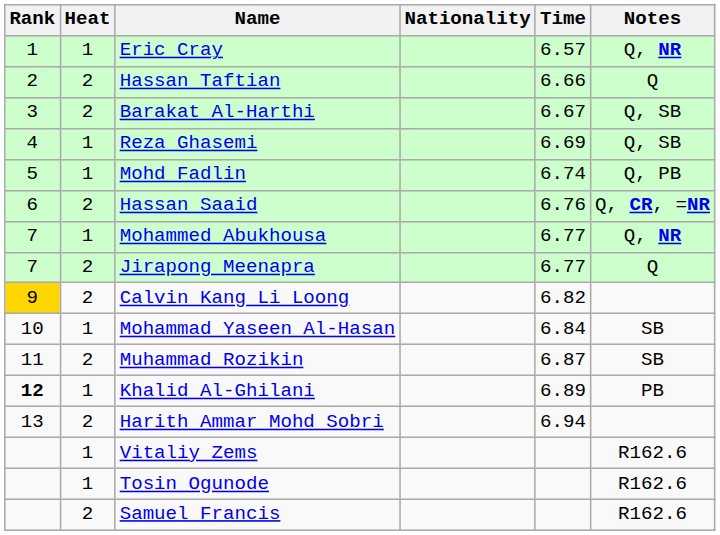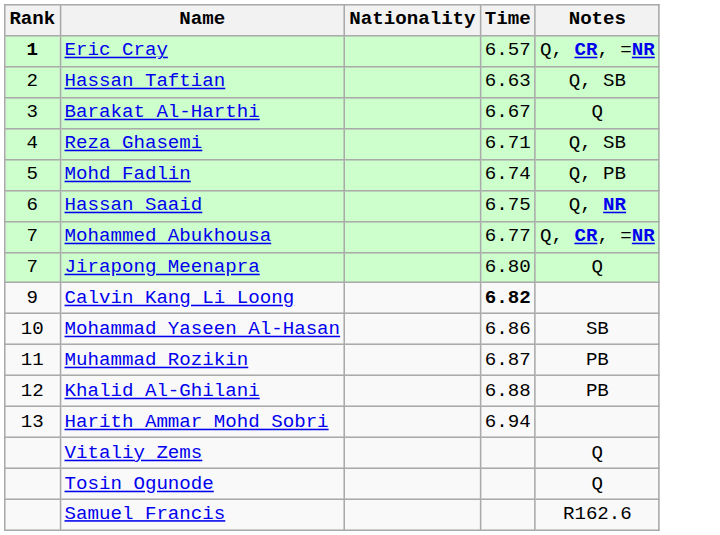- column: (87, 21)
(32, 51) normal -> (32, 51) bold
(653, 51) Q, NR -> (597, 51) Q, CR, =NR
(563, 82) 6.66 -> (508, 82) 6.63
(653, 82) Q -> (597, 82) Q, SB
(653, 113) Q, SB -> (597, 113) Q
(563, 144) 6.69 -> (508, 144) 6.71
(563, 206) 6.76 -> (508, 206) 6.75
(653, 206) Q, CR, =NR -> (597, 206) Q, NR
(653, 237) Q, NR -> (597, 237) Q, CR, =NR
(563, 268) 6.77 -> (508, 268) 6.80
(32, 299) gold background -> (32, 299) no background
(563, 299) normal -> (508, 299) bold
(563, 330) 6.84 -> (508, 330) 6.86
(653, 361) SB -> (597, 361) PB
(32, 391) bold -> (32, 391) normal
(563, 391) 6.89 -> (508, 391) 6.88
(653, 453) R162.6 -> (597, 453) Q
(653, 484) R162.6 -> (597, 484) Q
